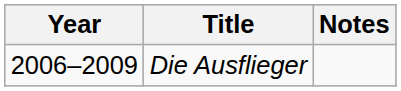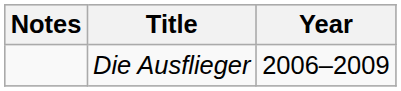columns swapped: (74, 24) <-> (354, 24)
